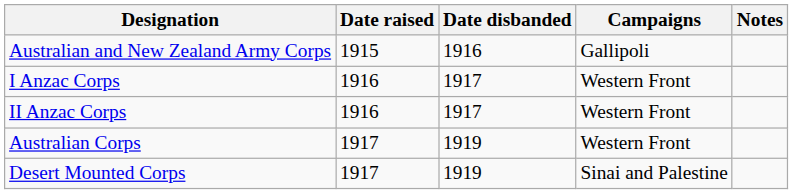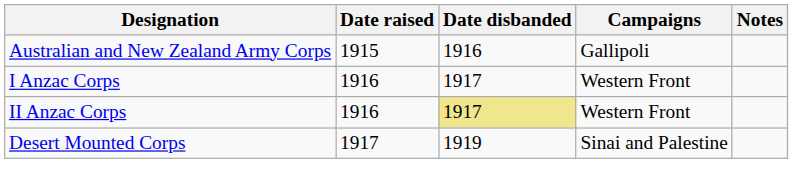(462, 111) no background -> (462, 111) khaki background
- row: (75, 142)
